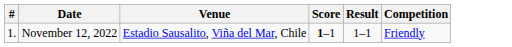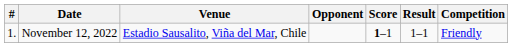+ column: (338, 14)
